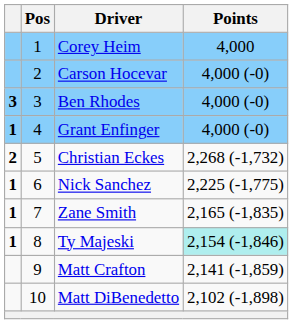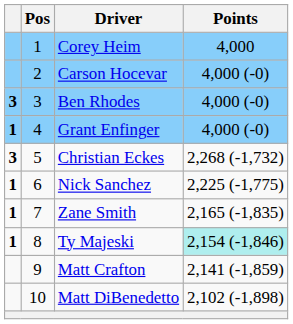(13, 157) 2 -> (13, 157) 3
